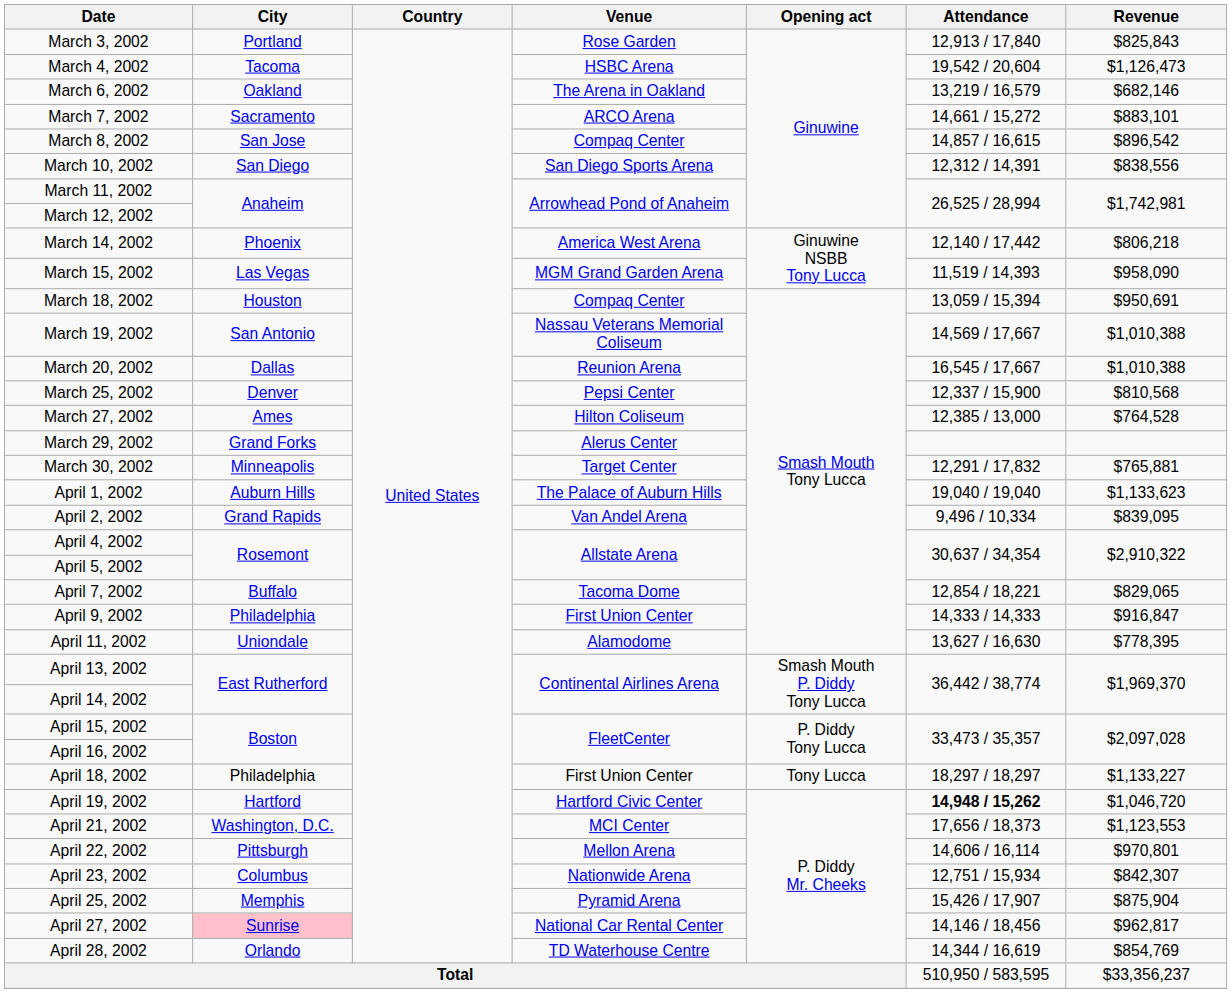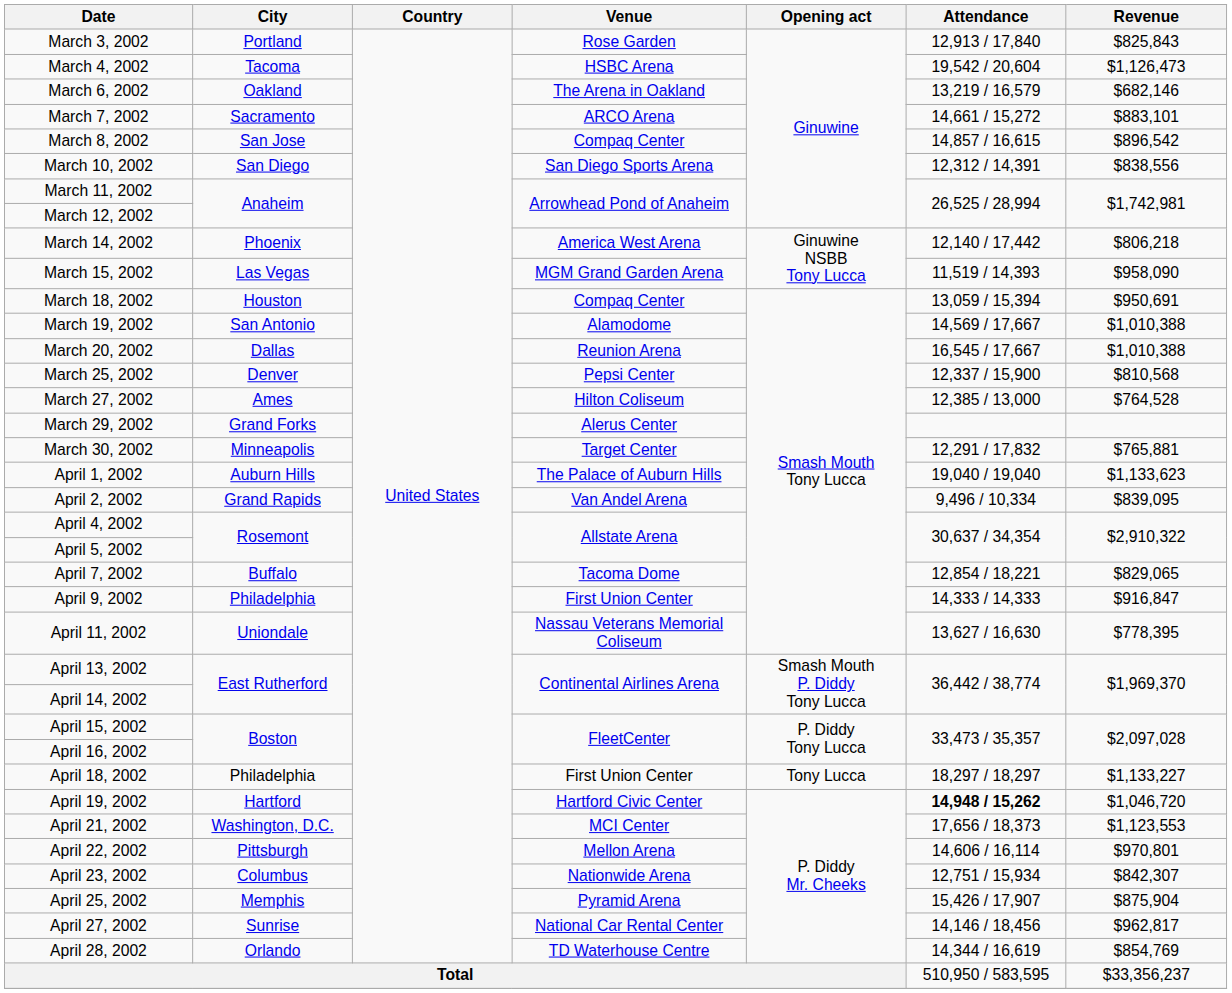(629, 334) Nassau Veterans Memorial Coliseum -> (629, 325) Alamodome
(629, 641) Alamodome -> (629, 632) Nassau Veterans Memorial Coliseum
(273, 925) pink background -> (273, 925) no background
